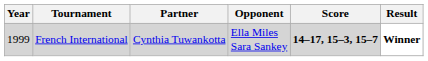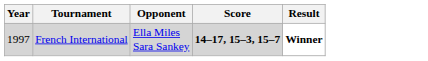- column: (179, 14)
(18, 39) 1999 -> (18, 39) 1997
